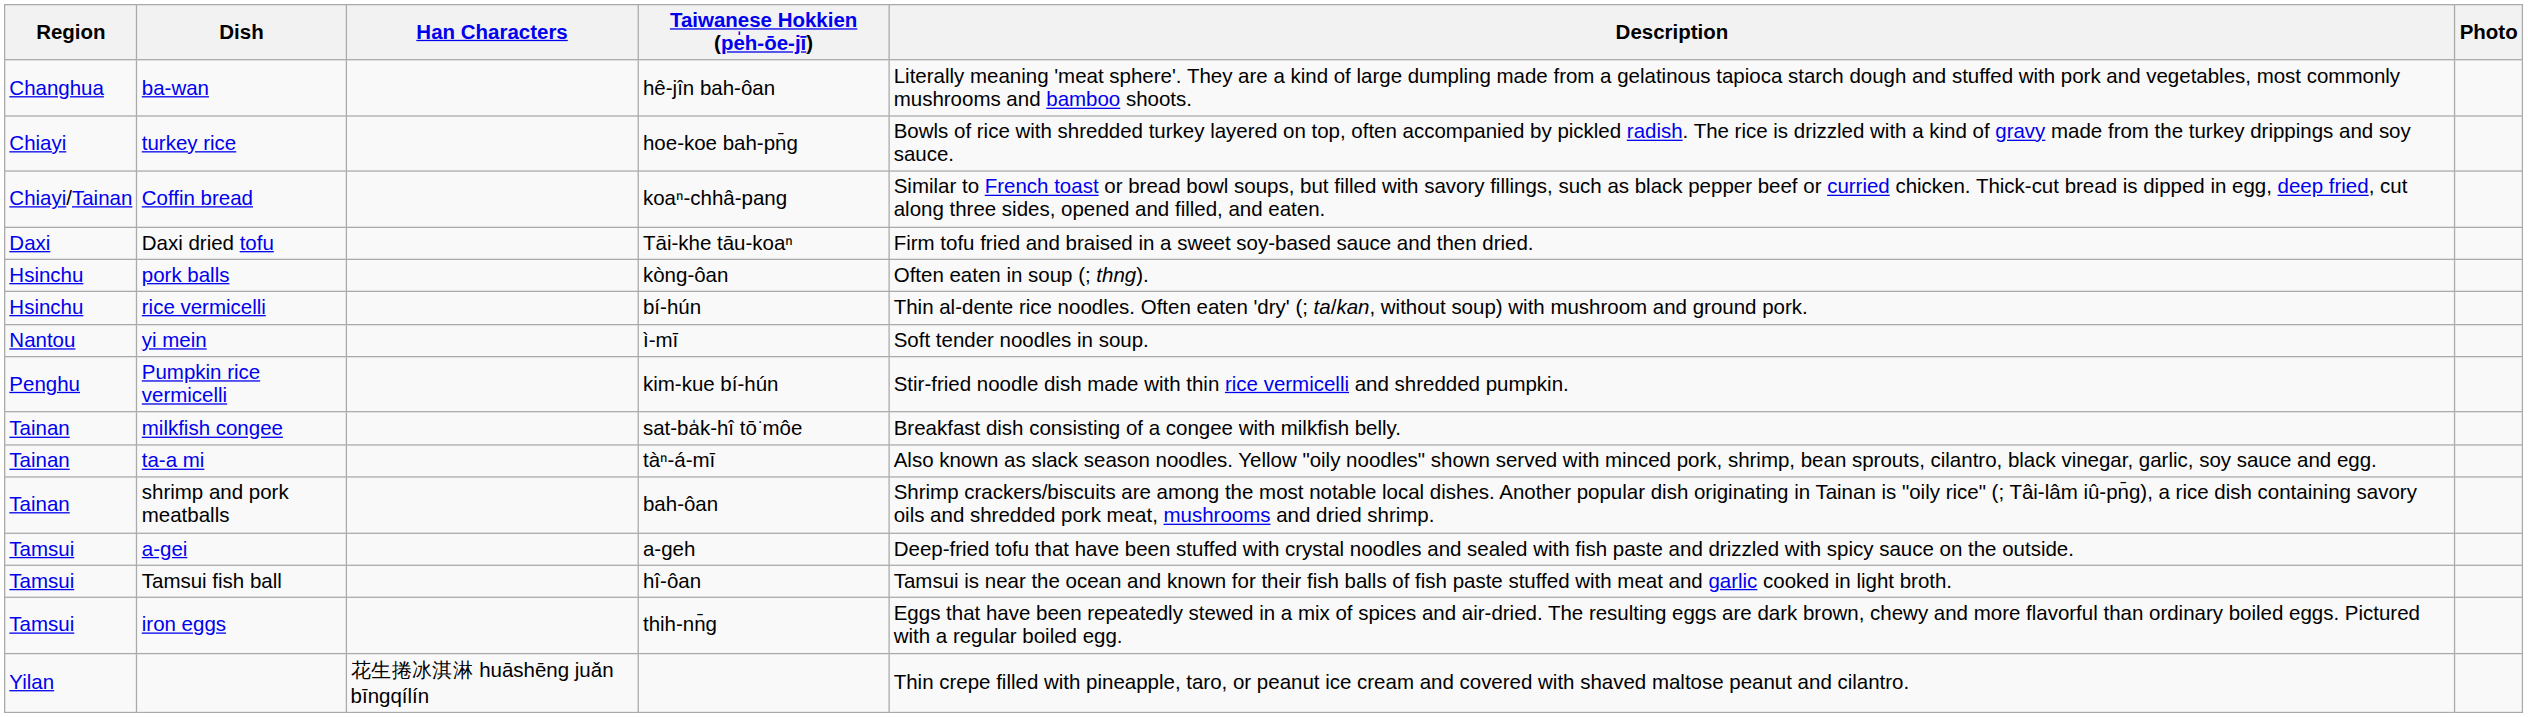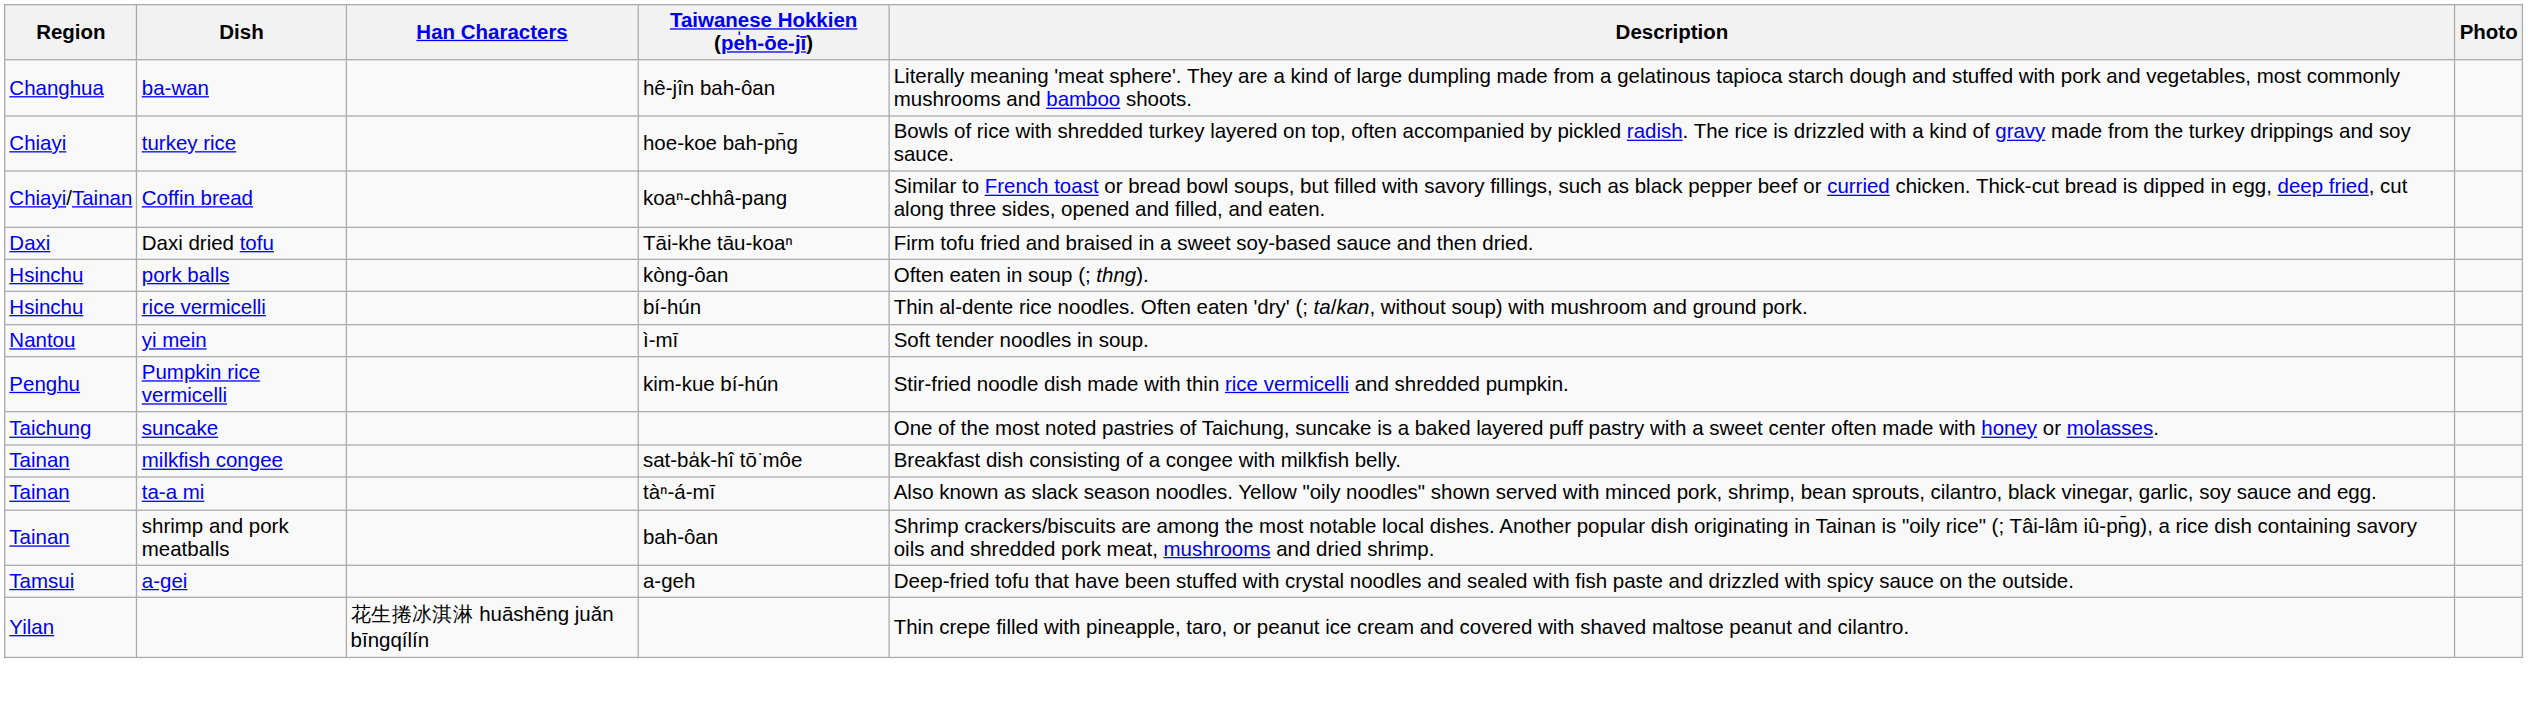+ row: (180, 428)
- row: (212, 581)
- row: (184, 625)
